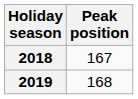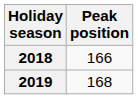(99, 57) 167 -> (99, 57) 166
